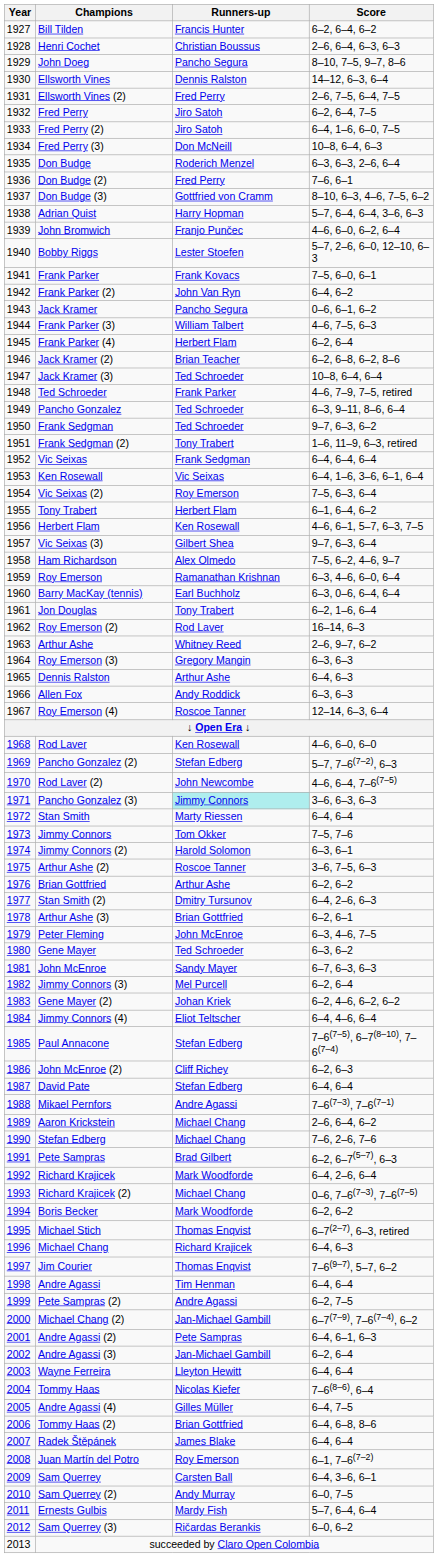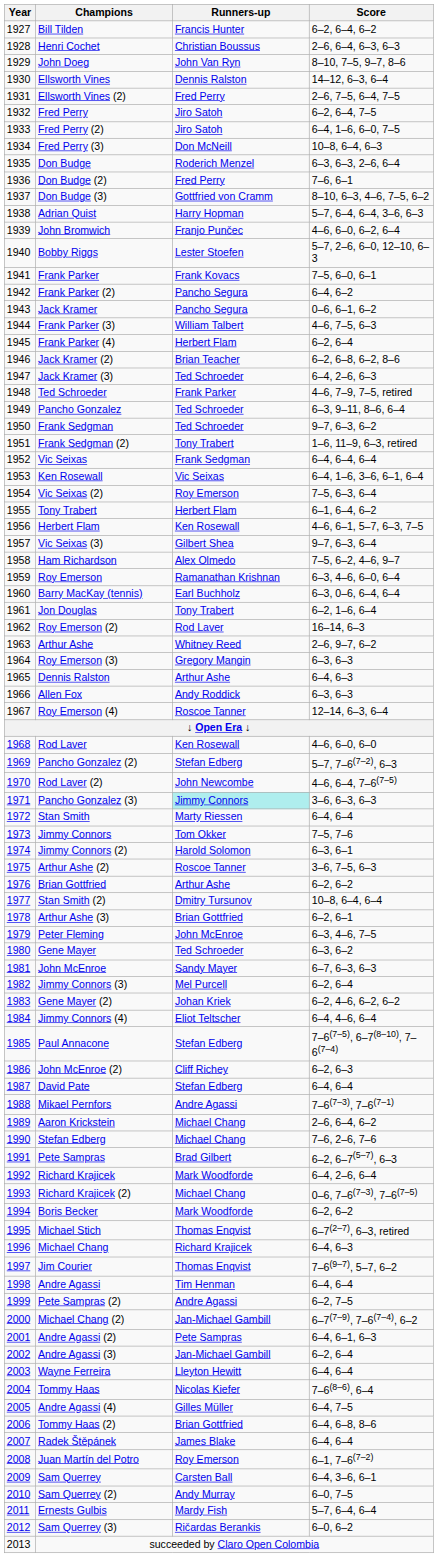(211, 63) Pancho Segura -> (208, 63) John Van Ryn
(208, 292) John Van Ryn -> (211, 292) Pancho Segura
(347, 376) 10–8, 6–4, 6–4 -> (344, 376) 6–4, 2–6, 6–3
(344, 901) 6–4, 2–6, 6–3 -> (347, 901) 10–8, 6–4, 6–4
